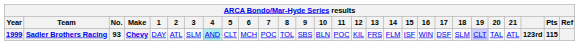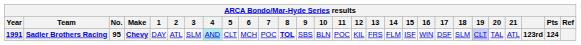(14, 34) 1999 -> (14, 34) 1991
(117, 34) 93 -> (117, 34) 95
(287, 34) normal -> (287, 34) bold
(552, 34) 115 -> (552, 34) 124
